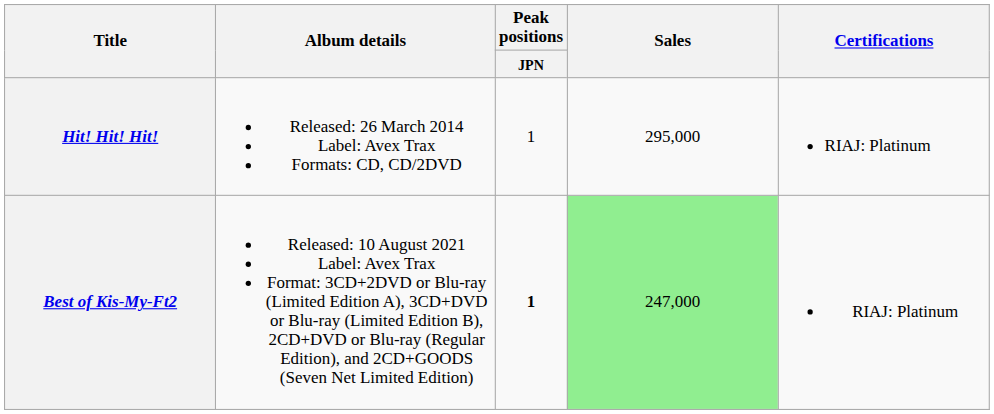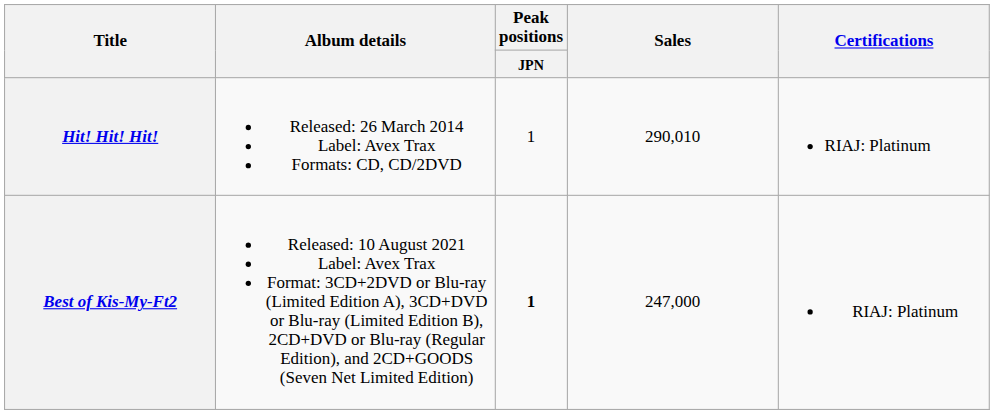(673, 136) 295,000 -> (673, 136) 290,010
(673, 302) lightgreen background -> (673, 302) no background
